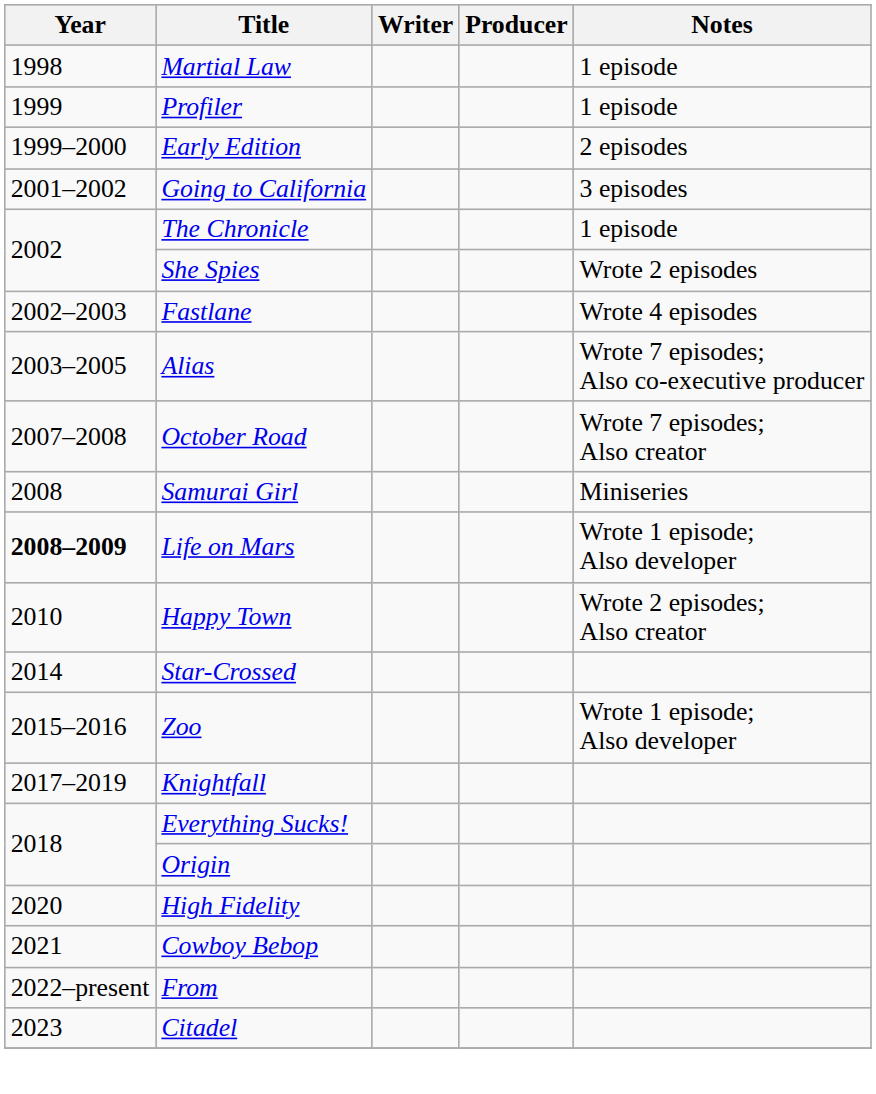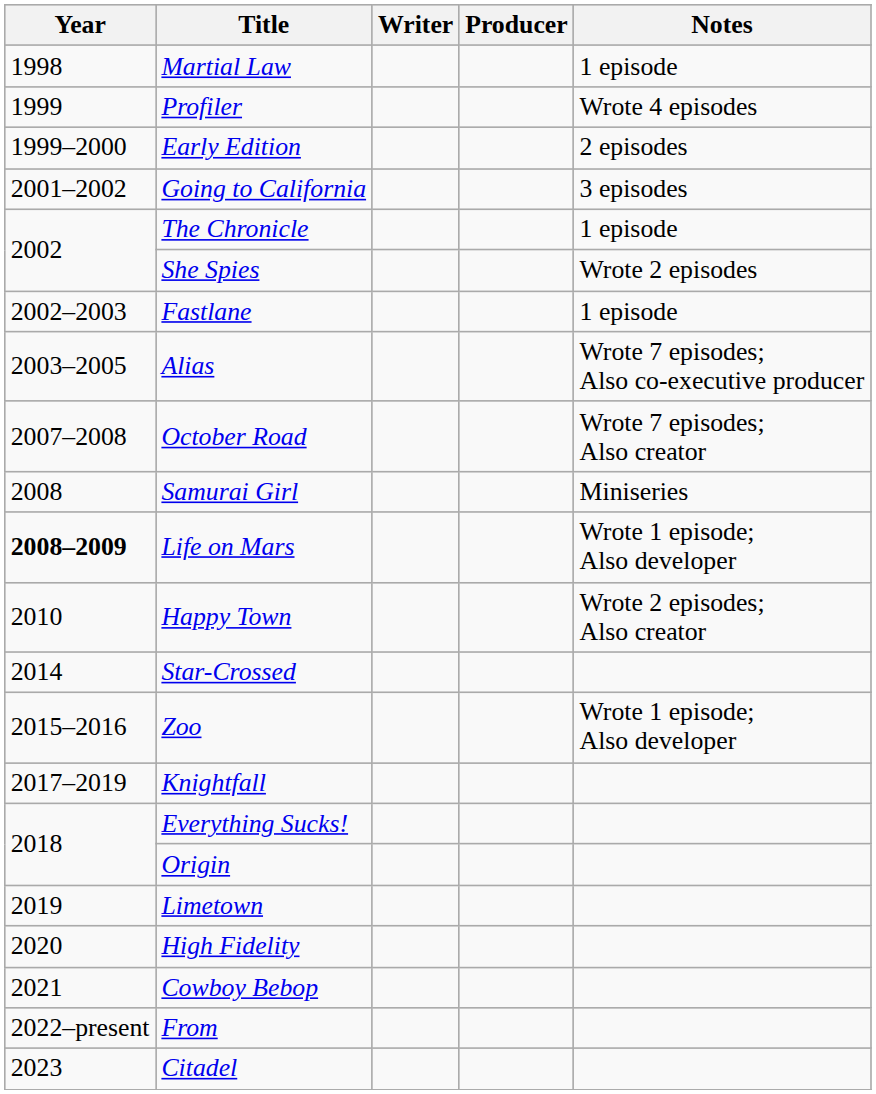(629, 106) 1 episode -> (668, 106) Wrote 4 episodes
(668, 310) Wrote 4 episodes -> (629, 310) 1 episode
+ row: (212, 905)
